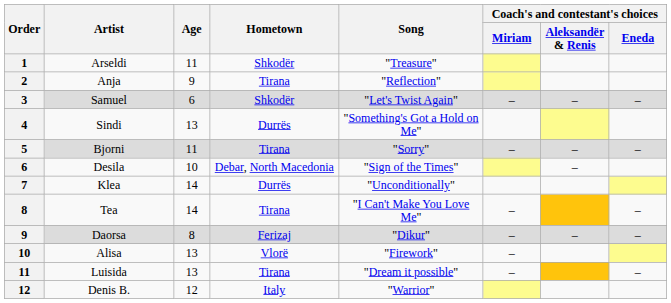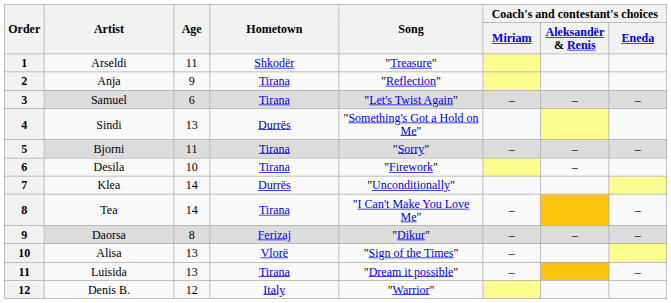(274, 99) Shkodër -> (274, 99) Tirana
(274, 167) Debar, North Macedonia -> (274, 167) Tirana
(411, 167) "Sign of the Times" -> (411, 167) "Firework"
(411, 253) "Firework" -> (411, 253) "Sign of the Times"
